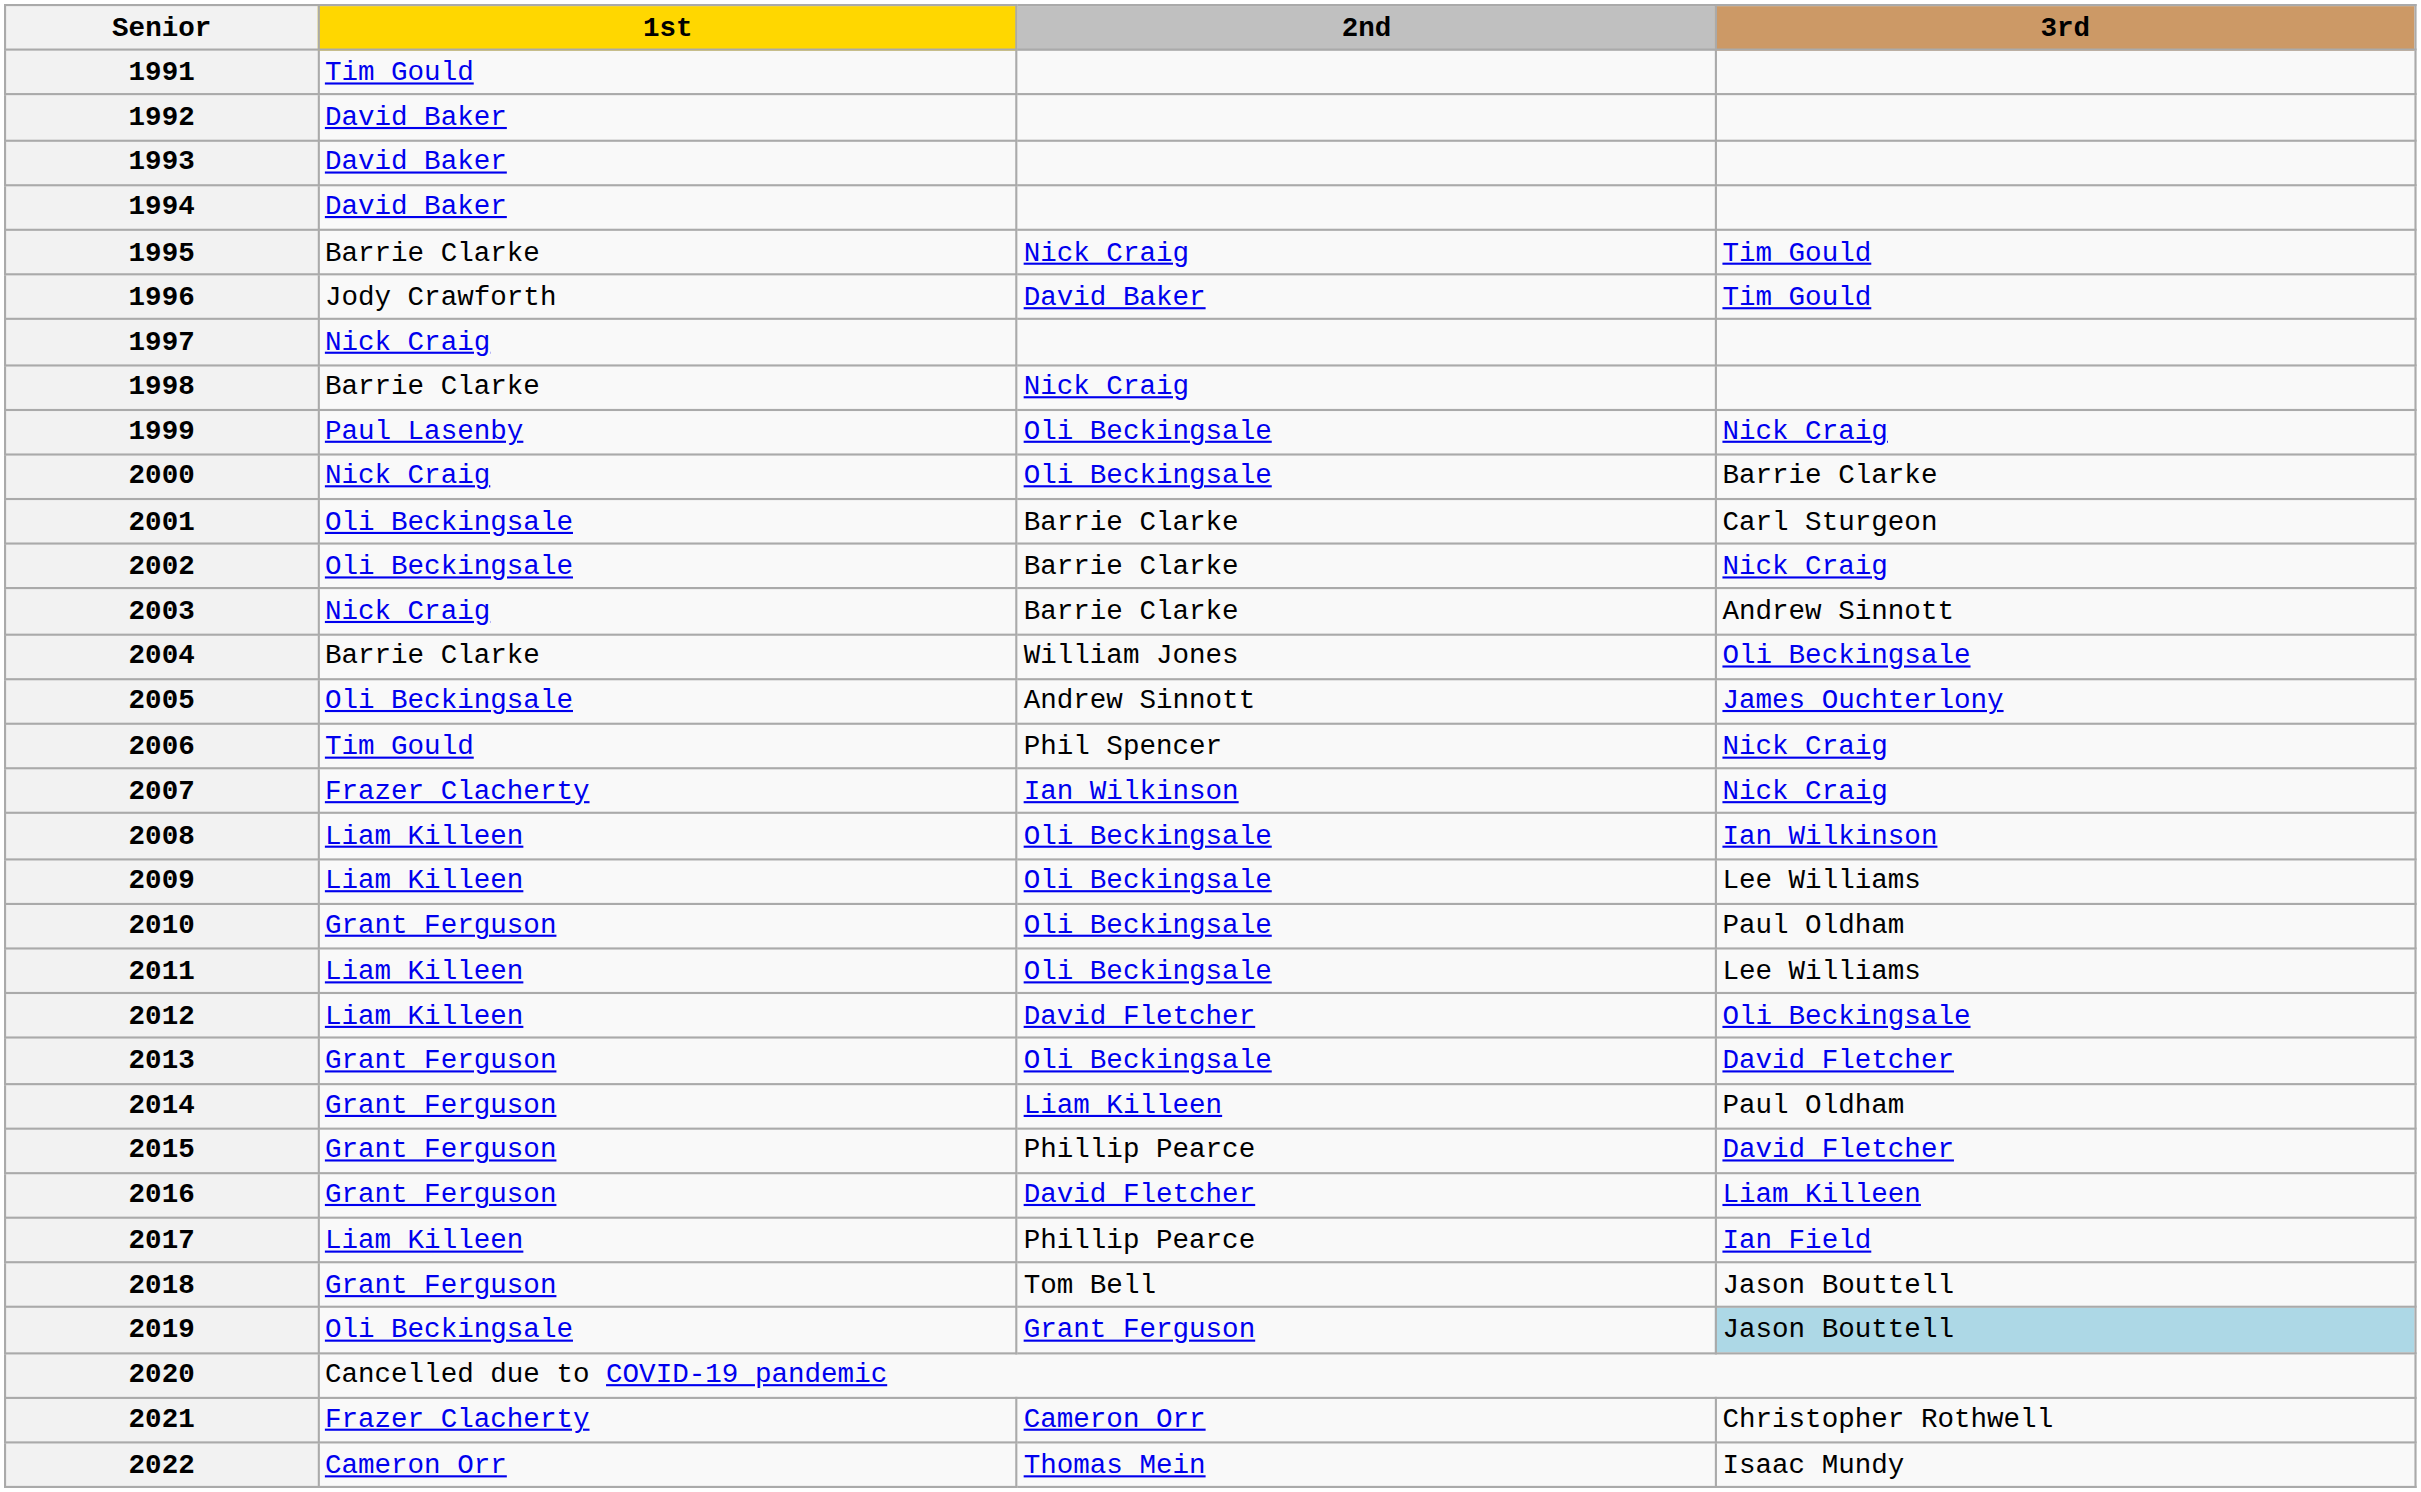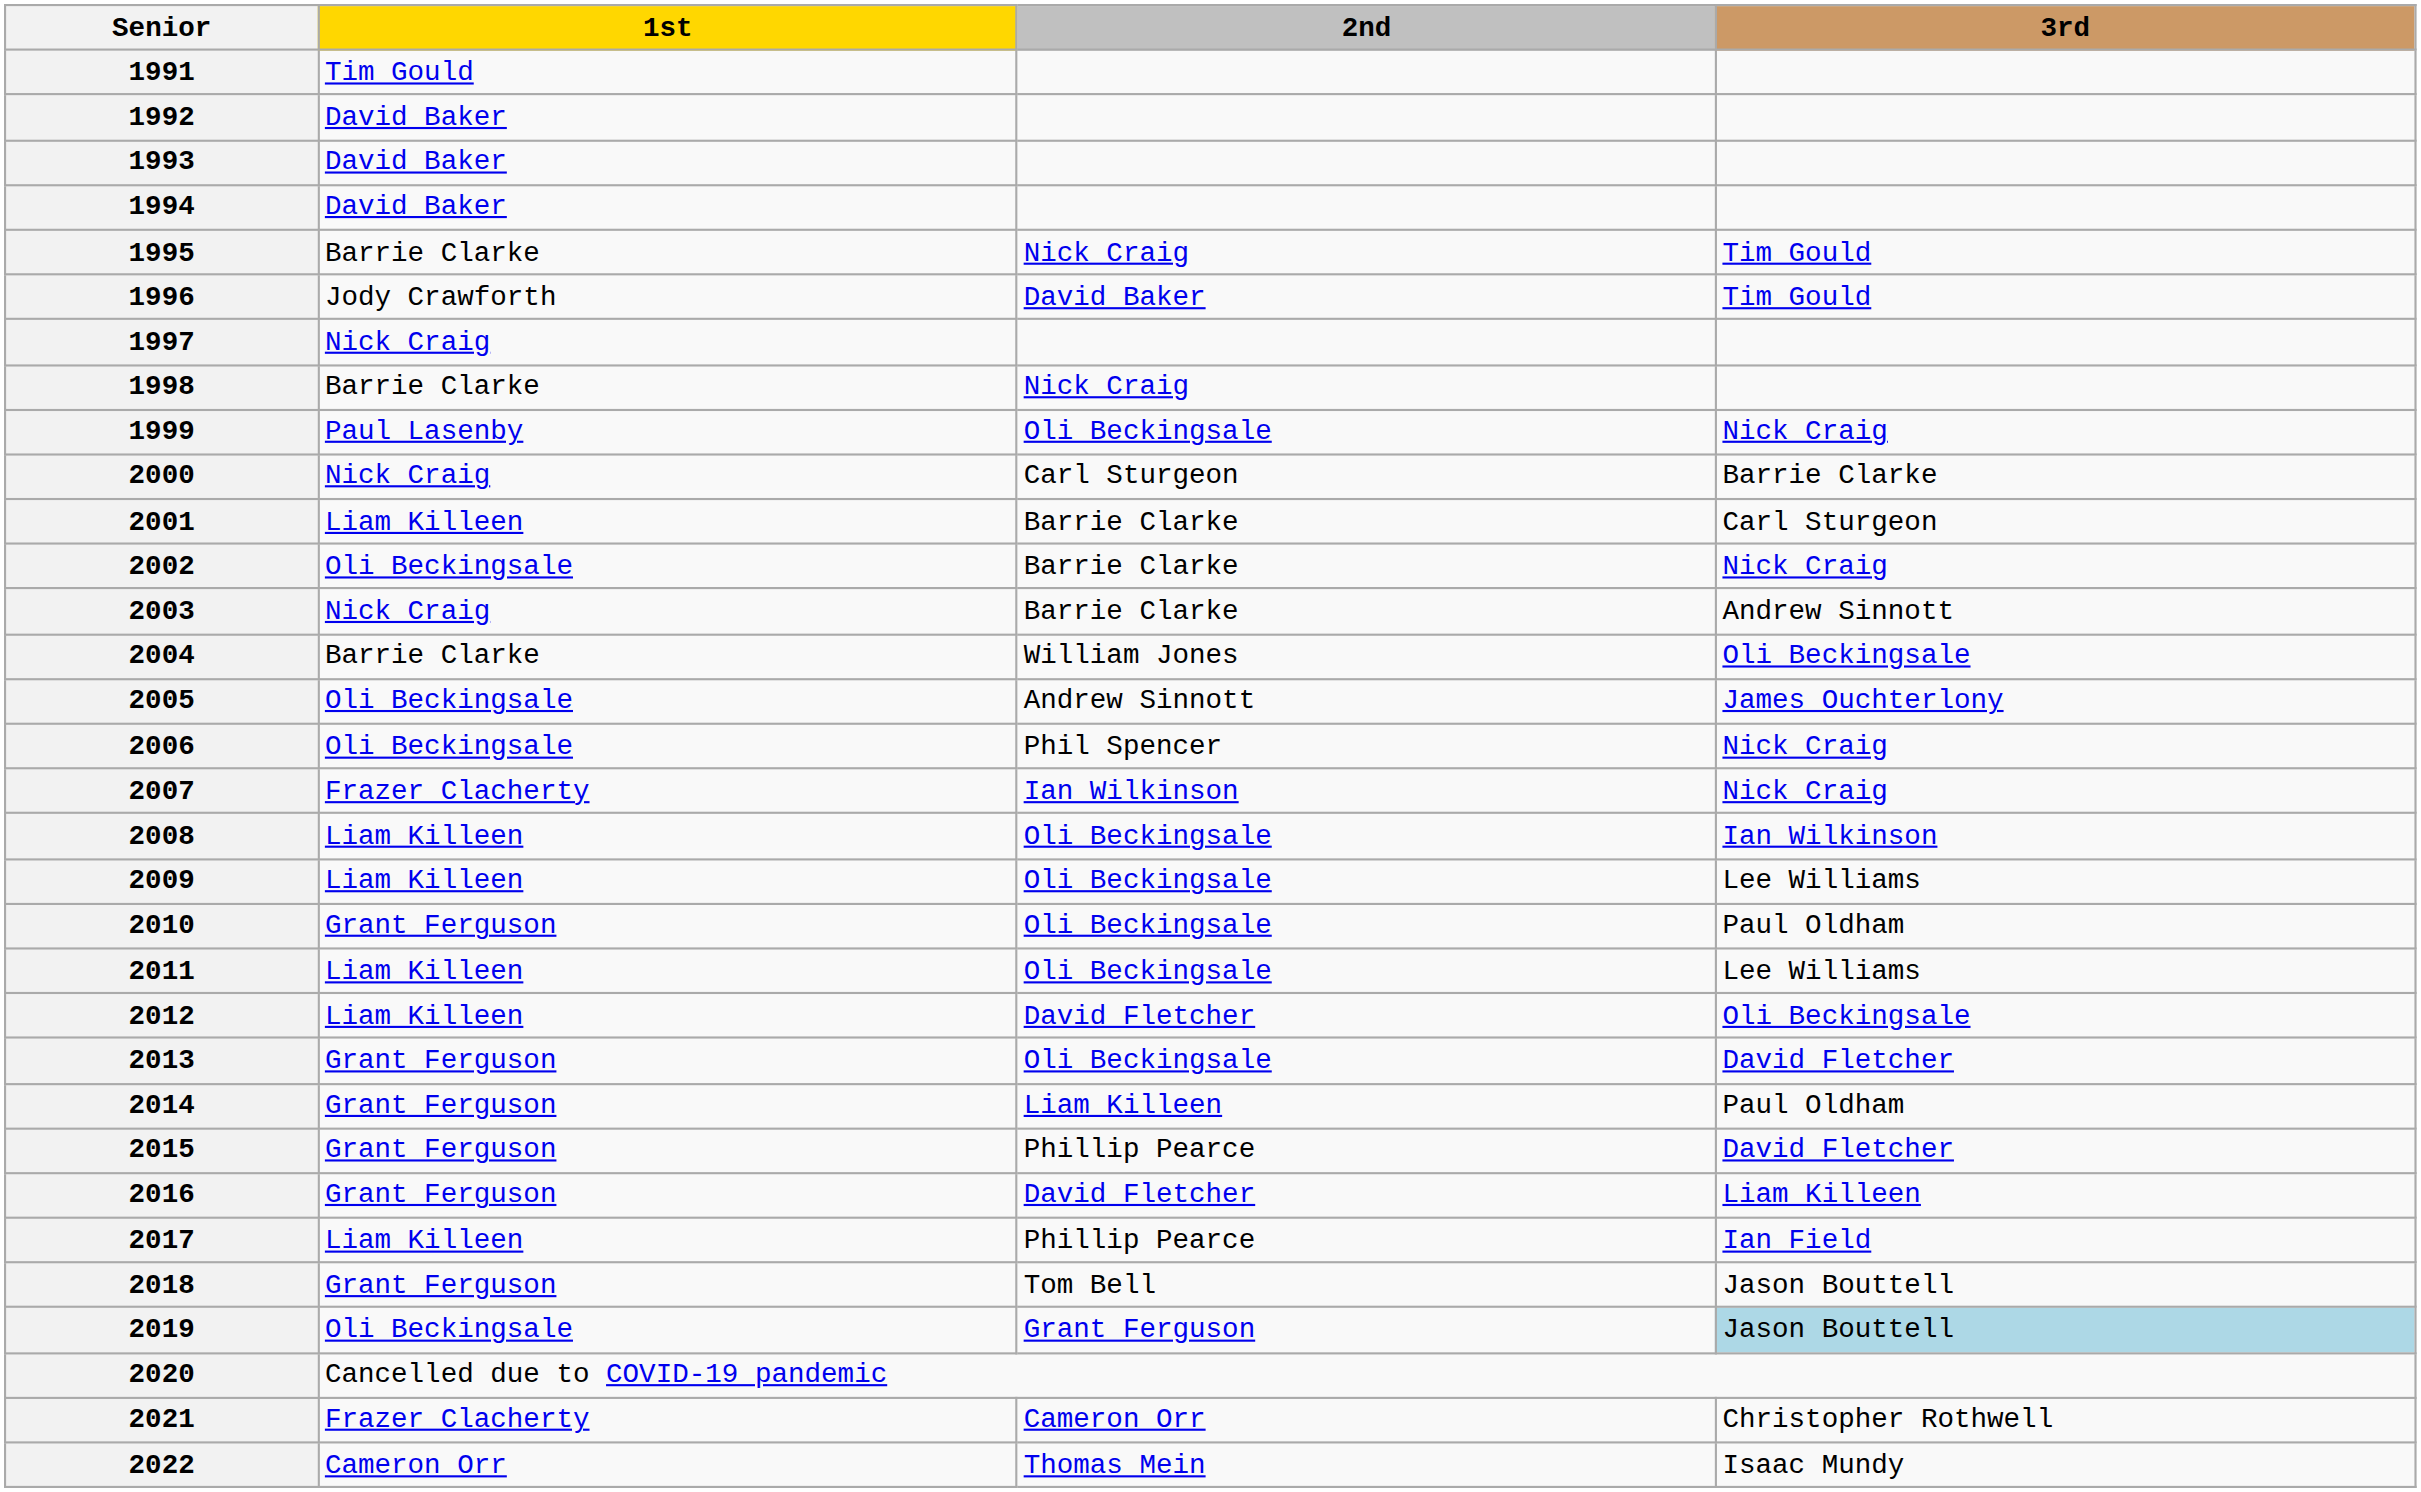(1148, 477) Oli Beckingsale -> (1131, 477) Carl Sturgeon
(449, 522) Oli Beckingsale -> (424, 522) Liam Killeen
(399, 746) Tim Gould -> (449, 746) Oli Beckingsale
